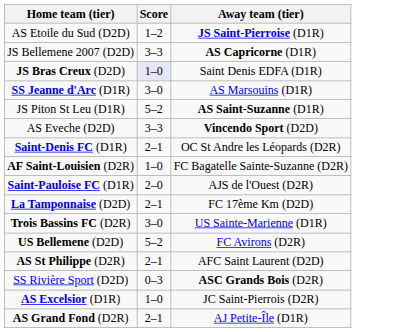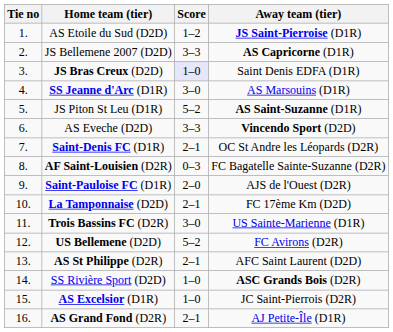+ column: (23, 14)
(154, 166) 1–0 -> (192, 166) 0–3
(154, 280) 0–3 -> (192, 280) 1–0
